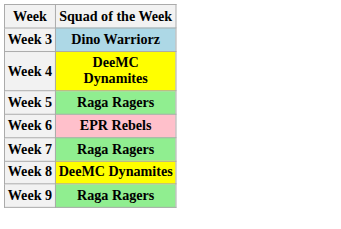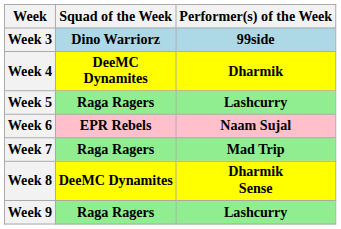+ column: (256, 16)
